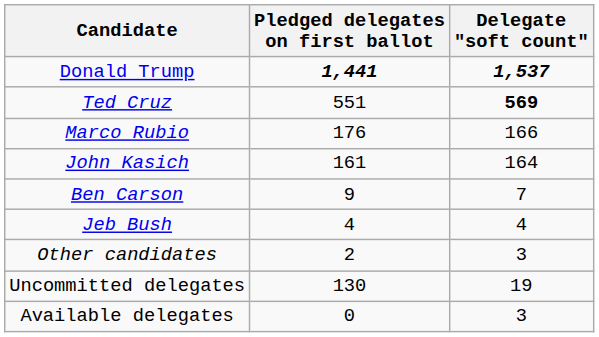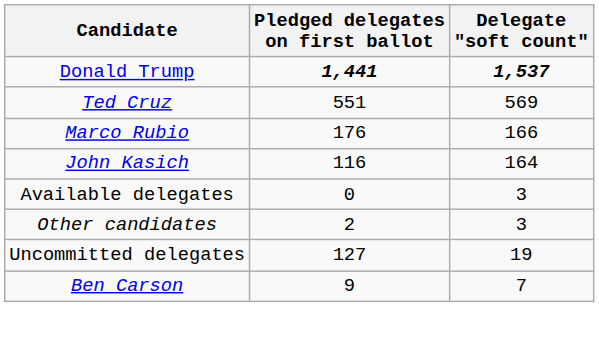(521, 103) bold -> (521, 103) normal
(349, 164) 161 -> (349, 164) 116
rows swapped: (127, 194) <-> (127, 316)
- row: (127, 225)
(349, 286) 130 -> (349, 255) 127
